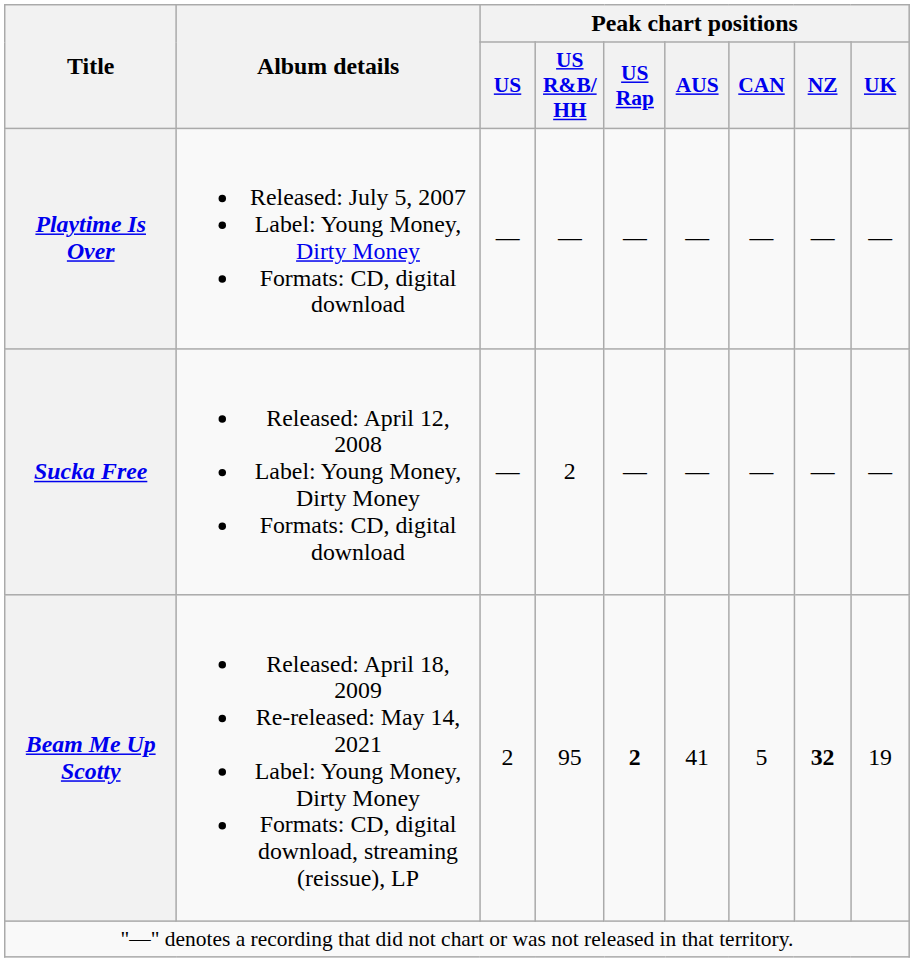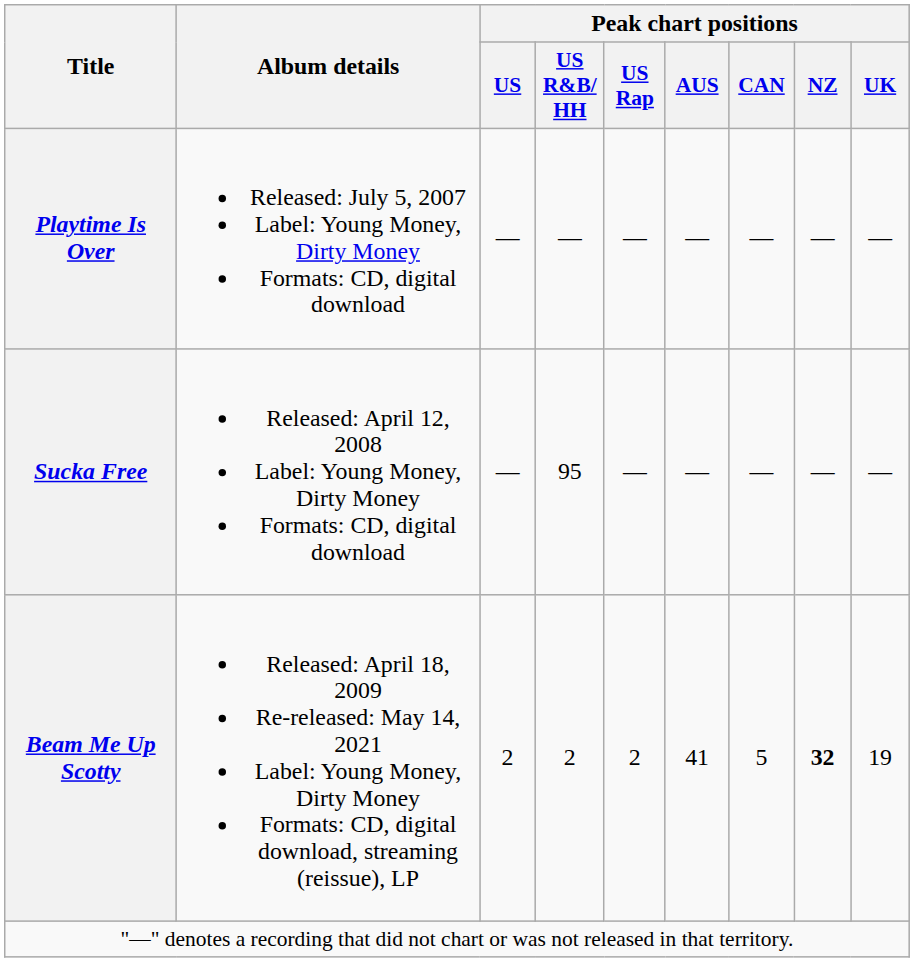(570, 471) 2 -> (570, 471) 95
(570, 757) 95 -> (570, 757) 2
(635, 757) bold -> (635, 757) normal
